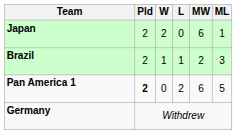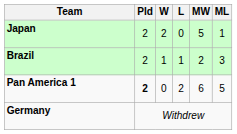(201, 34) 6 -> (201, 34) 5
